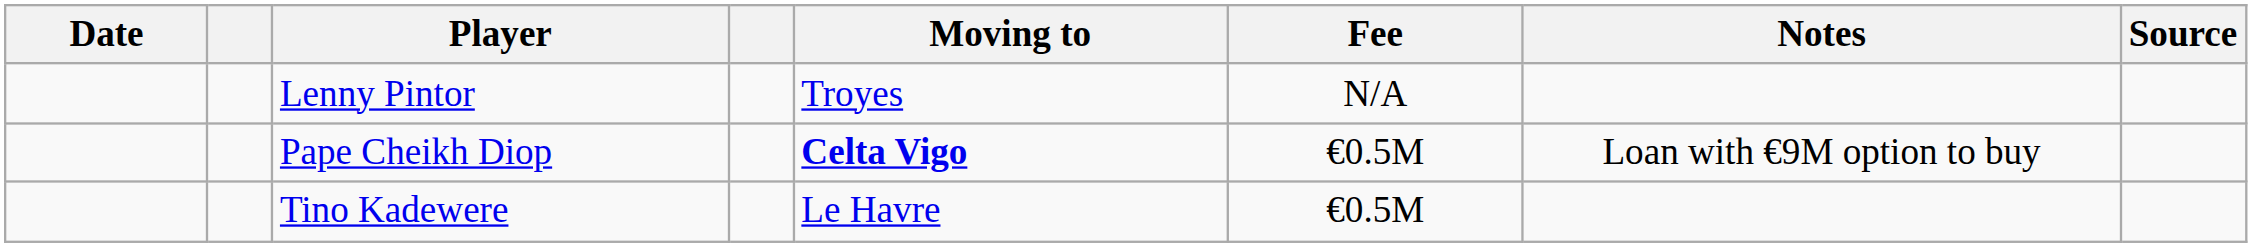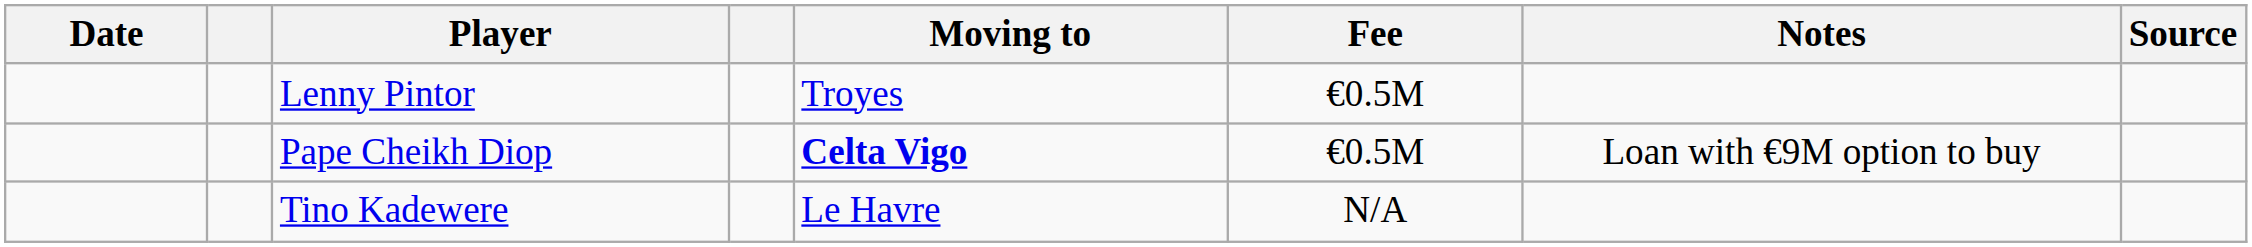(1375, 92) N/A -> (1375, 92) €0.5M
(1375, 210) €0.5M -> (1375, 210) N/A
